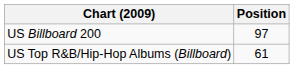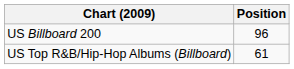(261, 34) 97 -> (261, 34) 96
